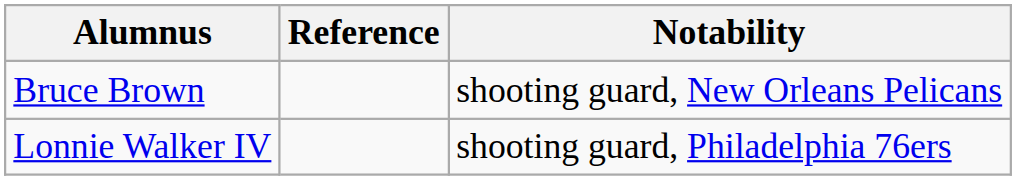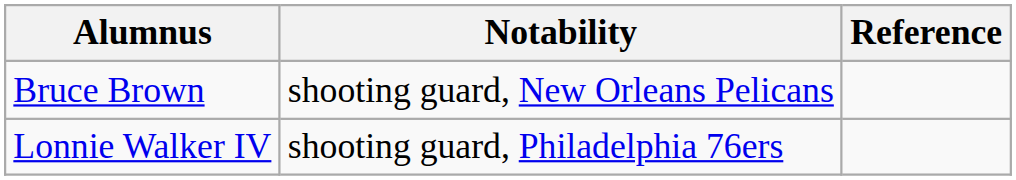columns swapped: (729, 32) <-> (364, 32)
